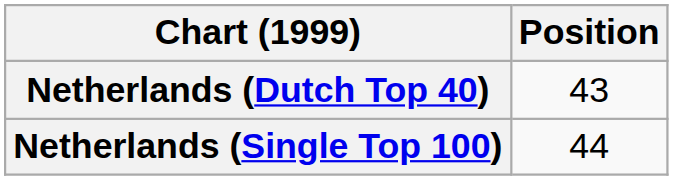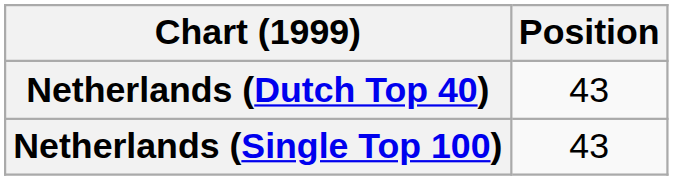(589, 145) 44 -> (589, 145) 43
